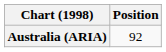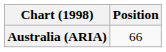(136, 36) 92 -> (136, 36) 66
